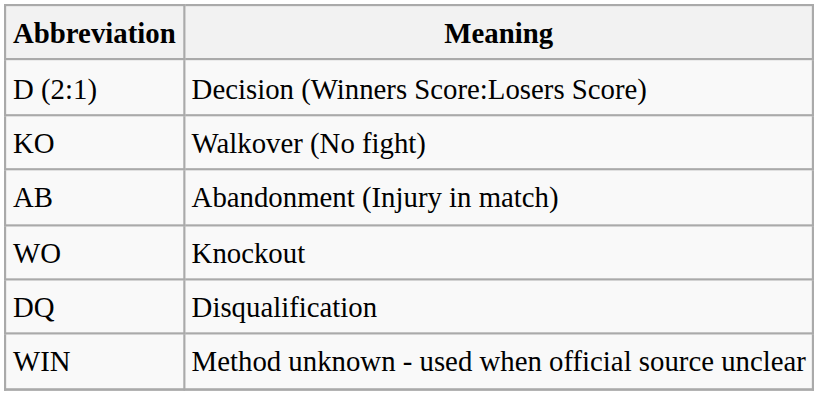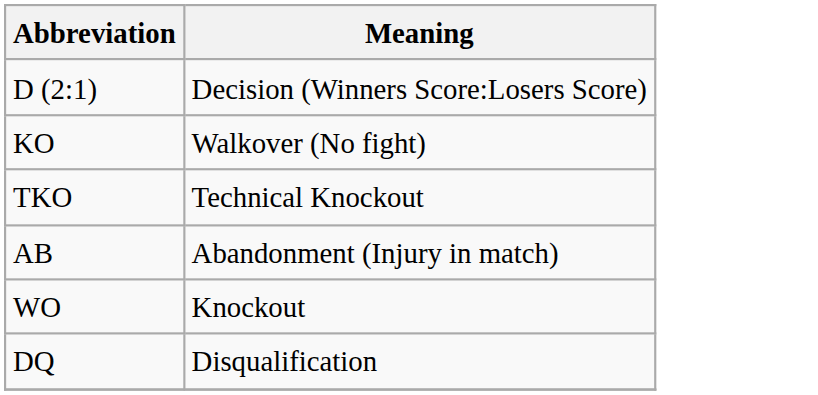+ row: (43, 198)
- row: (42, 362)
